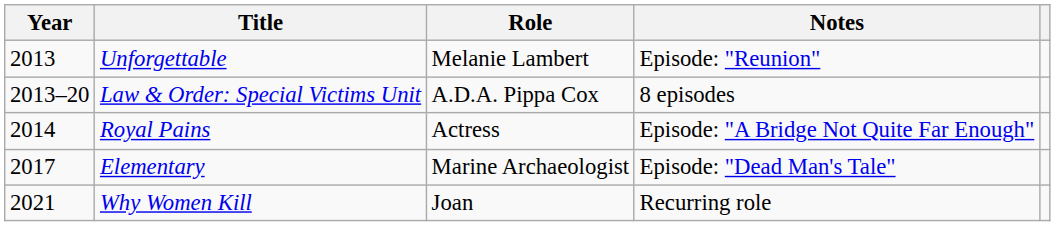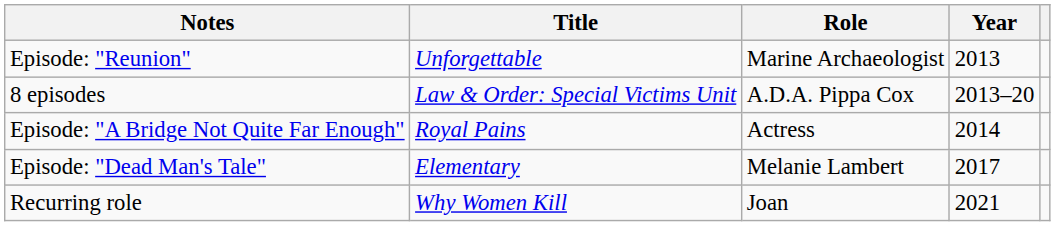columns swapped: (50, 22) <-> (837, 22)
(510, 58) Melanie Lambert -> (846, 58) Marine Archaeologist
(530, 166) Marine Archaeologist -> (825, 166) Melanie Lambert
